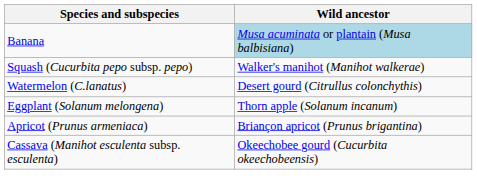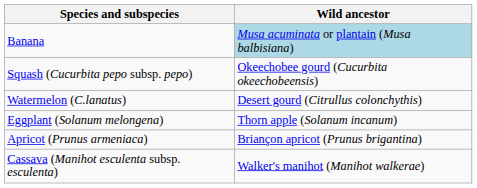(331, 67) Walker's manihot (Manihot walkerae) -> (312, 74) Okeechobee gourd (Cucurbita okeechobeensis)
(312, 152) Okeechobee gourd (Cucurbita okeechobeensis) -> (331, 166) Walker's manihot (Manihot walkerae)
